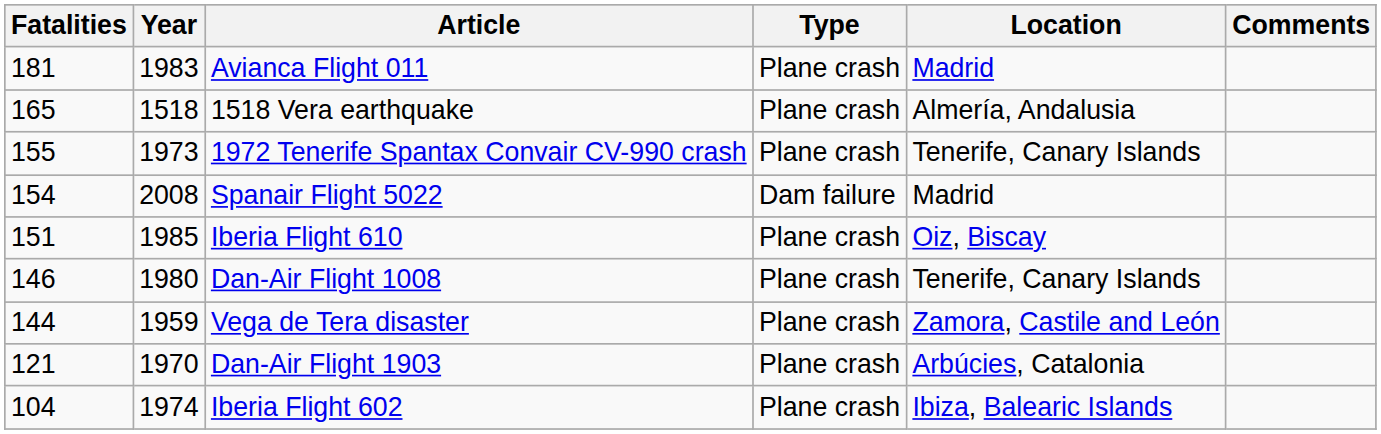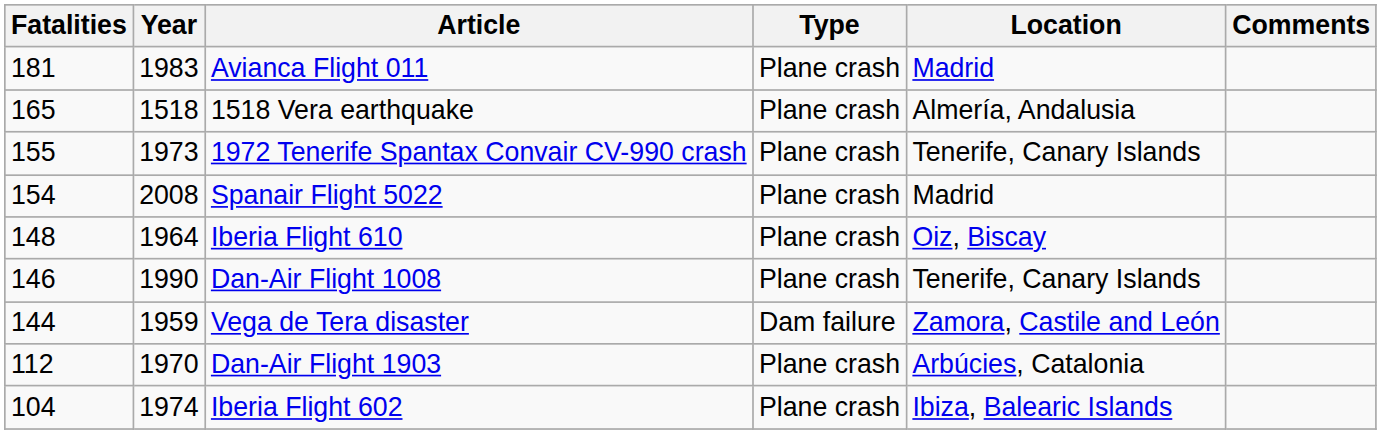(827, 195) Dam failure -> (830, 195) Plane crash
(33, 237) 151 -> (33, 237) 148
(169, 237) 1985 -> (169, 237) 1964
(169, 279) 1980 -> (169, 279) 1990
(830, 322) Plane crash -> (827, 322) Dam failure
(33, 364) 121 -> (32, 364) 112
